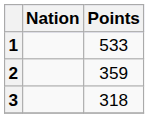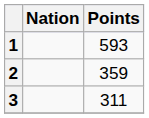(114, 46) 533 -> (114, 46) 593
(114, 100) 318 -> (114, 100) 311
